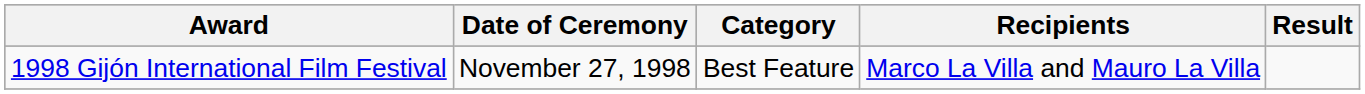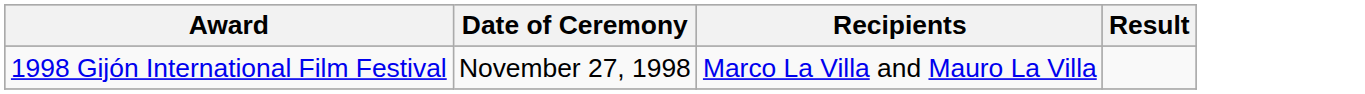- column: (779, 25)
